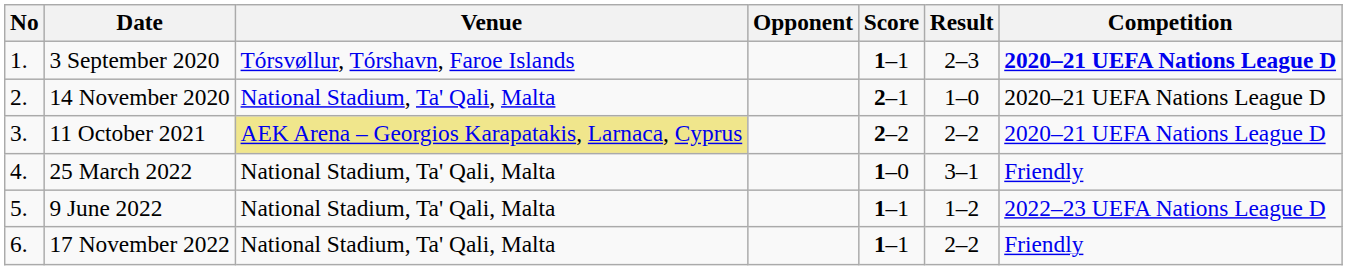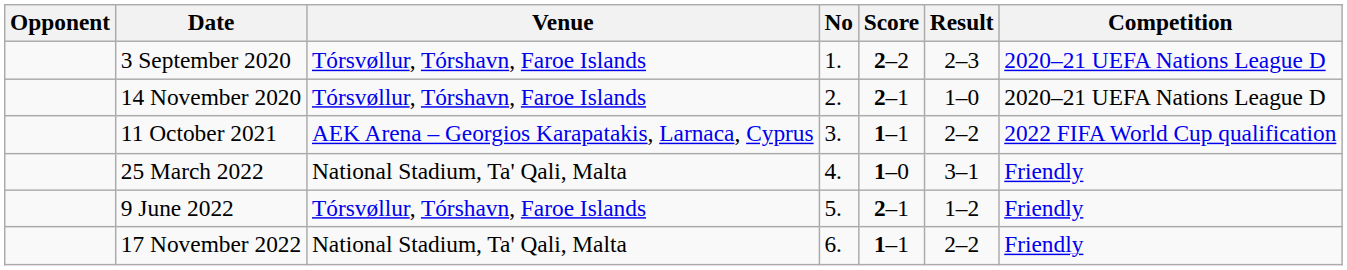columns swapped: (24, 23) <-> (803, 23)
(891, 60) 1–1 -> (891, 60) 2–2
(1170, 60) bold -> (1165, 60) normal
(398, 97) National Stadium, Ta' Qali, Malta -> (479, 97) Tórsvøllur, Tórshavn, Faroe Islands
(491, 134) khaki background -> (563, 134) no background
(891, 134) 2–2 -> (891, 134) 1–1
(1165, 134) 2020–21 UEFA Nations League D -> (1170, 134) 2022 FIFA World Cup qualification
(398, 208) National Stadium, Ta' Qali, Malta -> (479, 208) Tórsvøllur, Tórshavn, Faroe Islands
(891, 208) 1–1 -> (891, 208) 2–1
(1165, 208) 2022–23 UEFA Nations League D -> (1044, 208) Friendly
